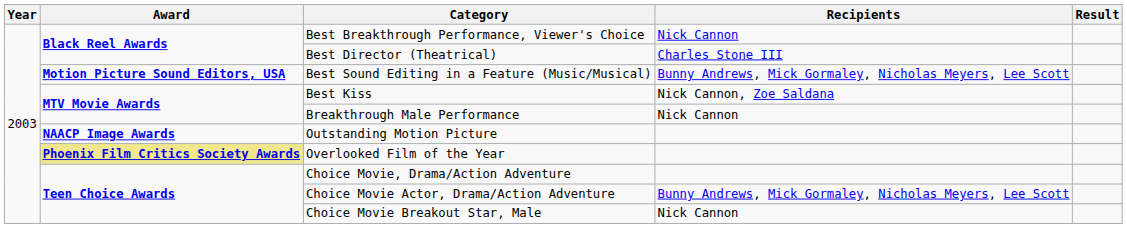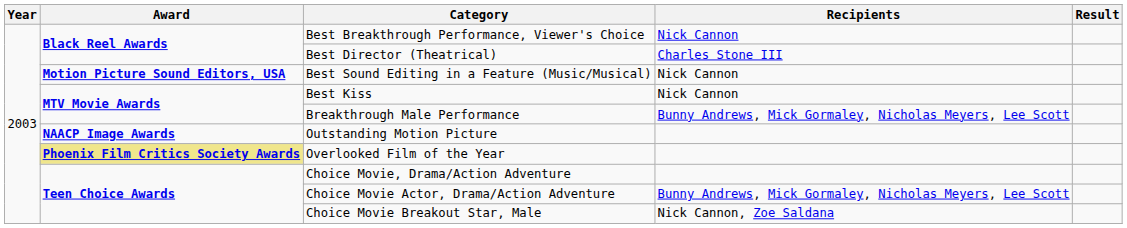(864, 74) Bunny Andrews, Mick Gormaley, Nicholas Meyers, Lee Scott -> (698, 74) Nick Cannon
(746, 94) Nick Cannon, Zoe Saldana -> (698, 94) Nick Cannon
(698, 114) Nick Cannon -> (864, 114) Bunny Andrews, Mick Gormaley, Nicholas Meyers, Lee Scott
(698, 214) Nick Cannon -> (746, 214) Nick Cannon, Zoe Saldana
